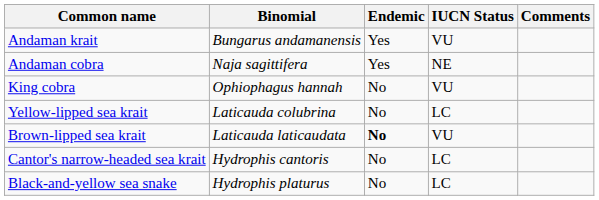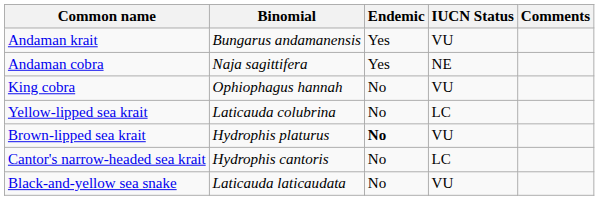(279, 135) Laticauda laticaudata -> (271, 135) Hydrophis platurus
(271, 183) Hydrophis platurus -> (279, 183) Laticauda laticaudata
(441, 183) LC -> (442, 183) VU
